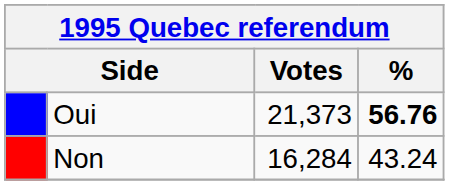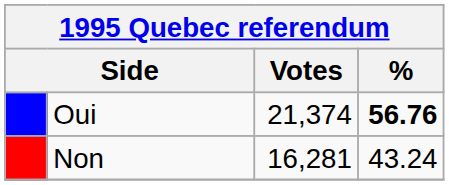(310, 115) 21,373 -> (310, 115) 21,374
(310, 158) 16,284 -> (310, 158) 16,281
